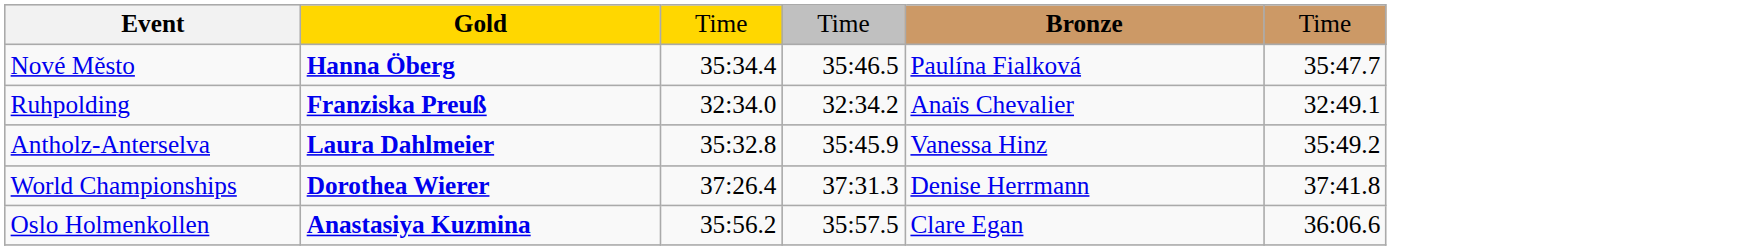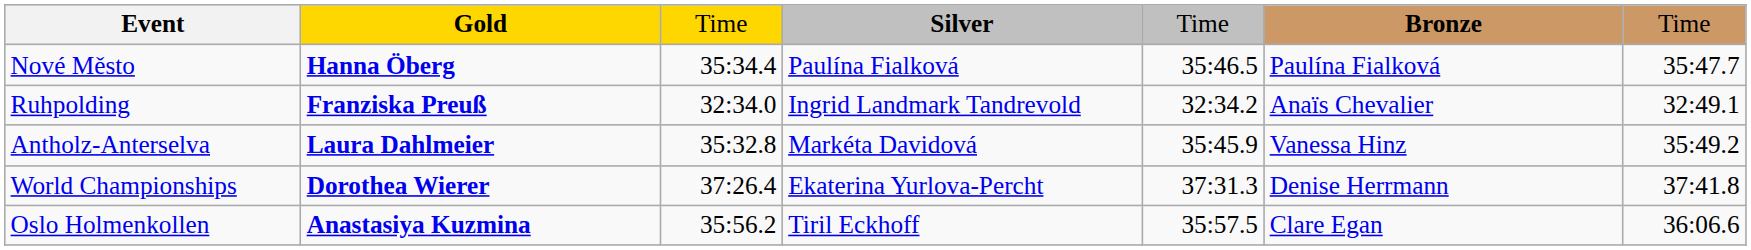+ column: (962, 24)
